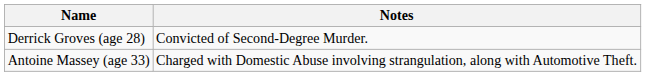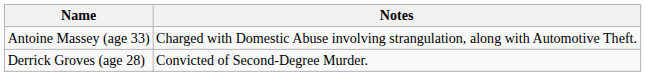rows swapped: (76, 37) <-> (79, 60)
